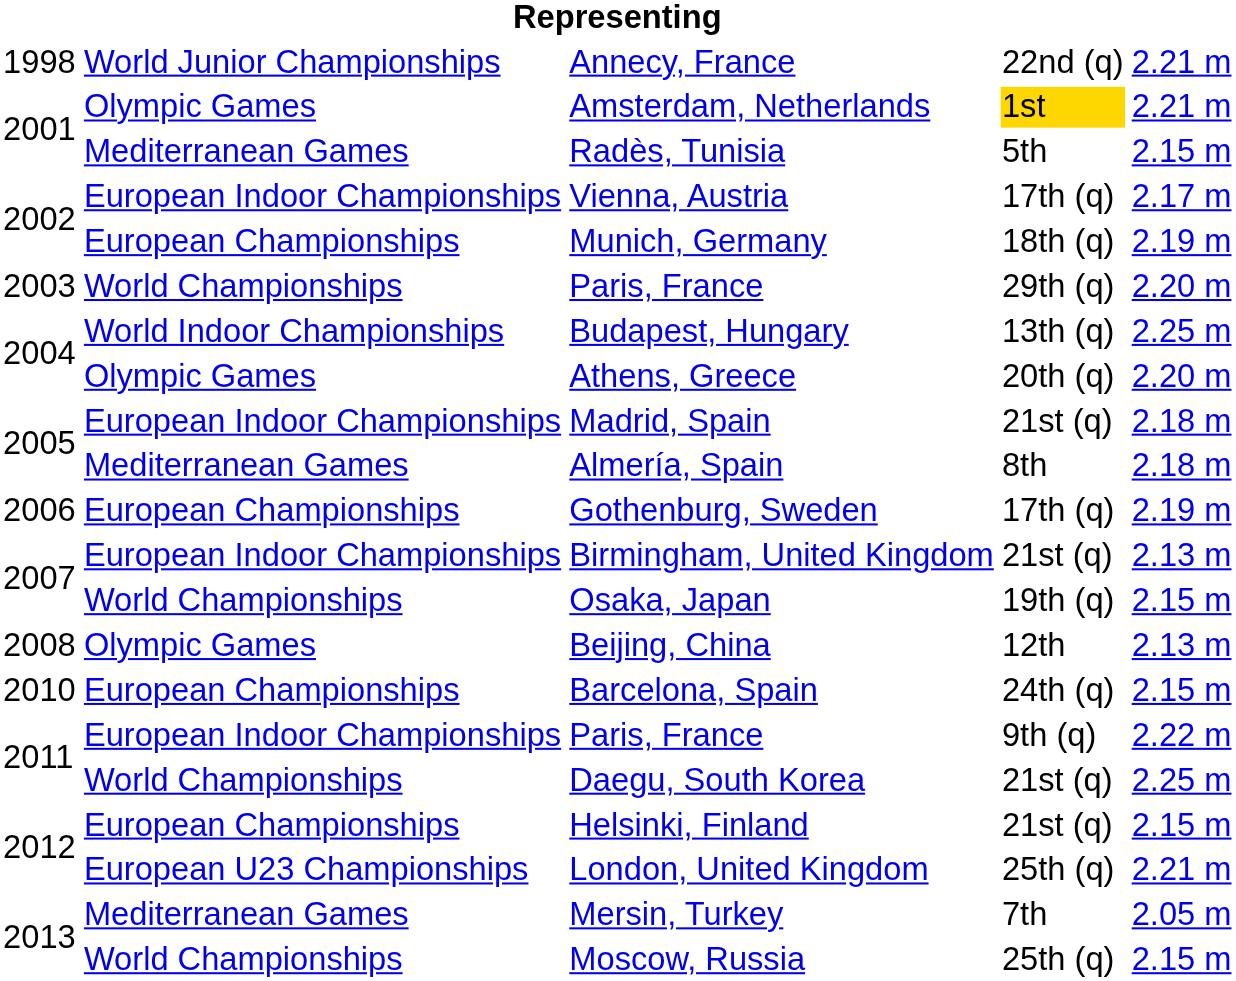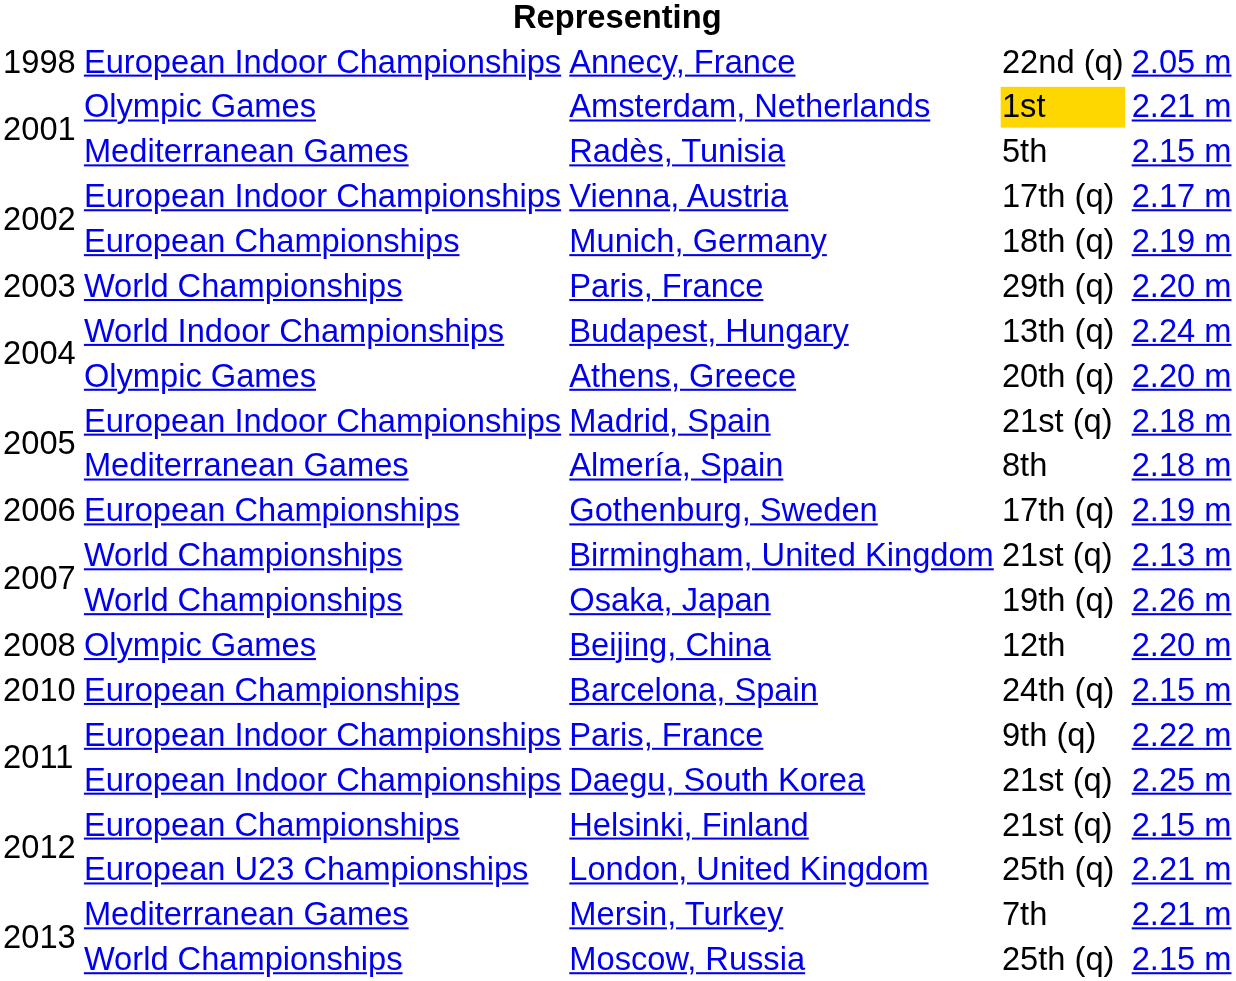(292, 61) World Junior Championships -> (323, 61) European Indoor Championships
(1182, 61) 2.21 m -> (1182, 61) 2.05 m
(1182, 331) 2.25 m -> (1182, 331) 2.24 m
(323, 555) European Indoor Championships -> (243, 555) World Championships
(1182, 600) 2.15 m -> (1182, 600) 2.26 m
(1182, 645) 2.13 m -> (1182, 645) 2.20 m
(243, 779) World Championships -> (323, 779) European Indoor Championships
(1182, 914) 2.05 m -> (1182, 914) 2.21 m
